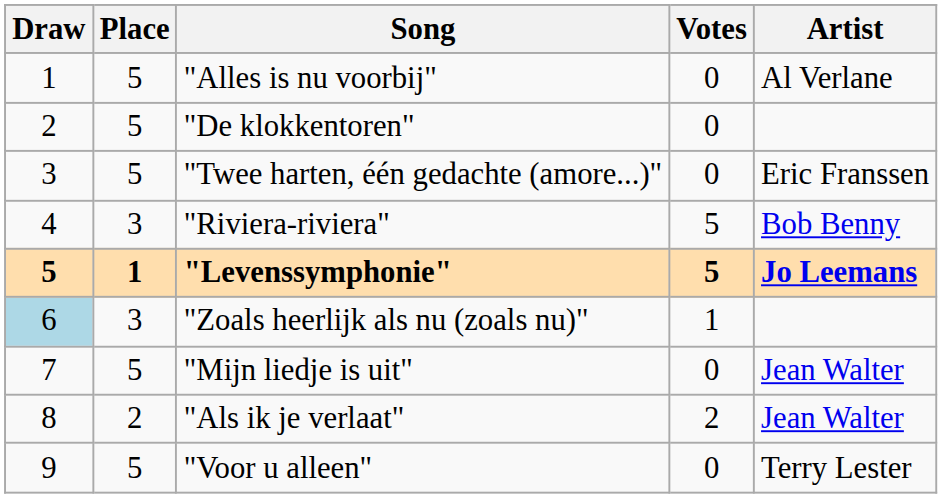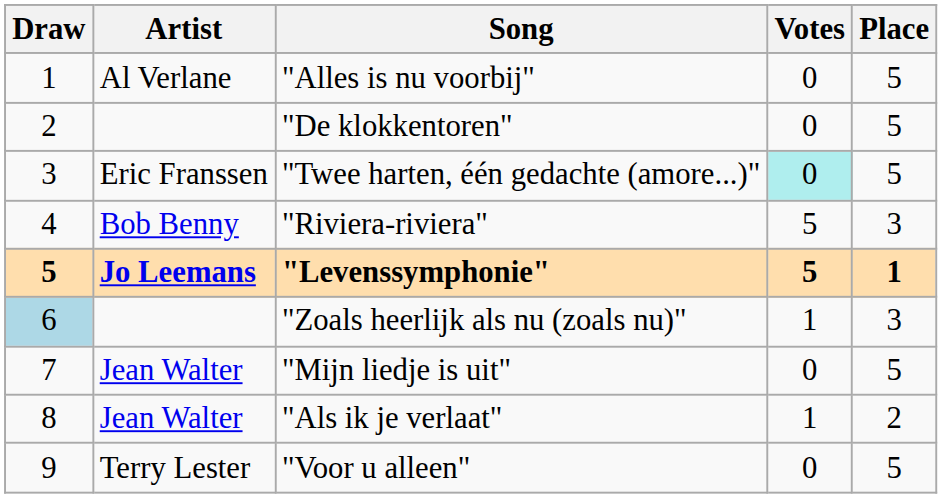columns swapped: (845, 28) <-> (135, 28)
(712, 175) no background -> (810, 175) paleturquoise background
(712, 418) 2 -> (810, 418) 1
